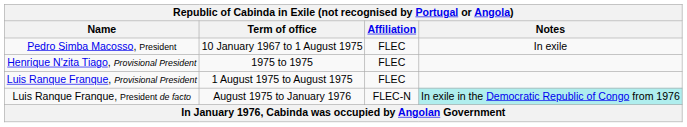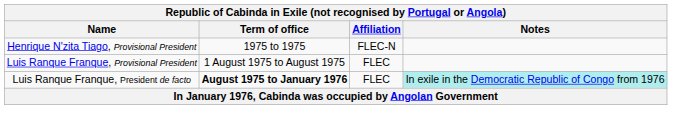- row: (102, 46)
(392, 63) FLEC -> (376, 46) FLEC-N
(282, 96) normal -> (274, 79) bold
(392, 96) FLEC-N -> (376, 79) FLEC
